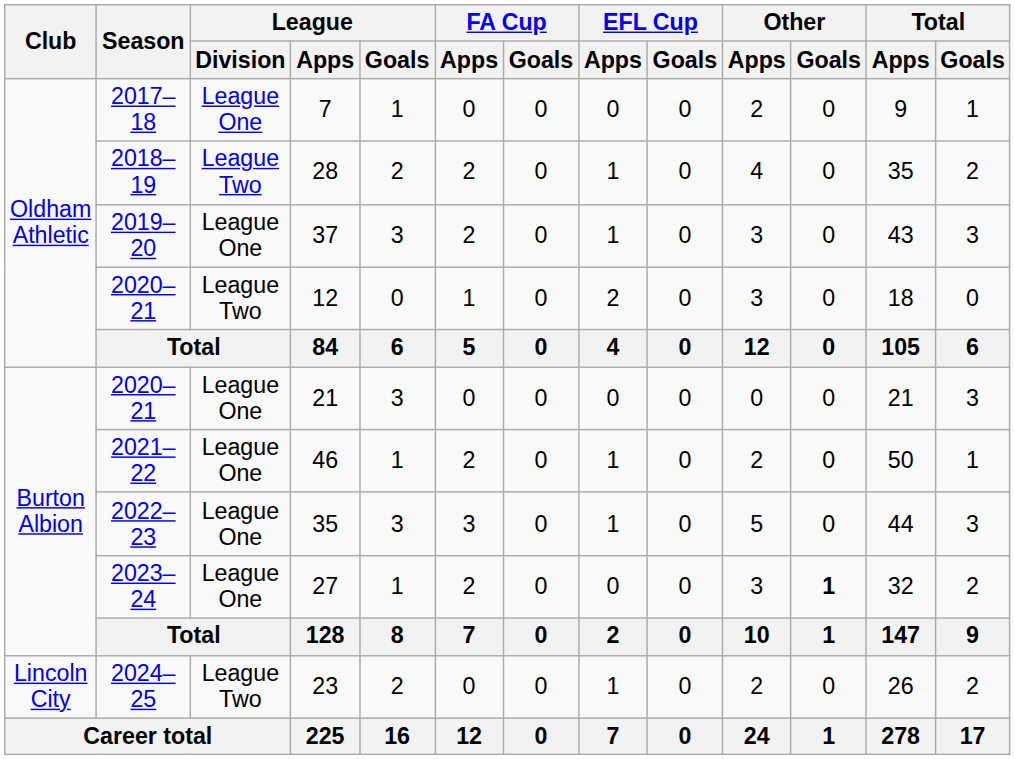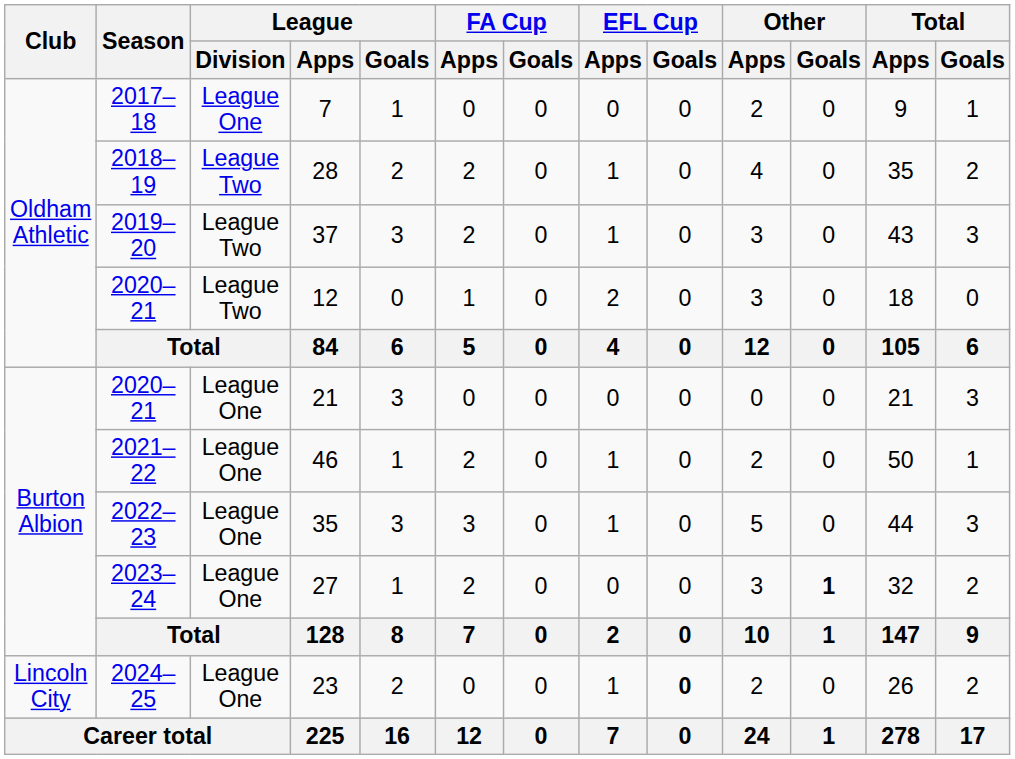(240, 235) League One -> (240, 235) League Two
(240, 686) League Two -> (240, 686) League One
(685, 686) normal -> (685, 686) bold
